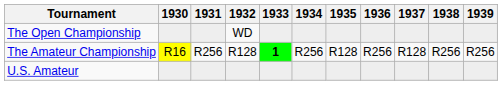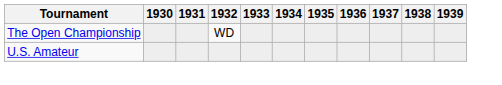- row: (82, 52)
